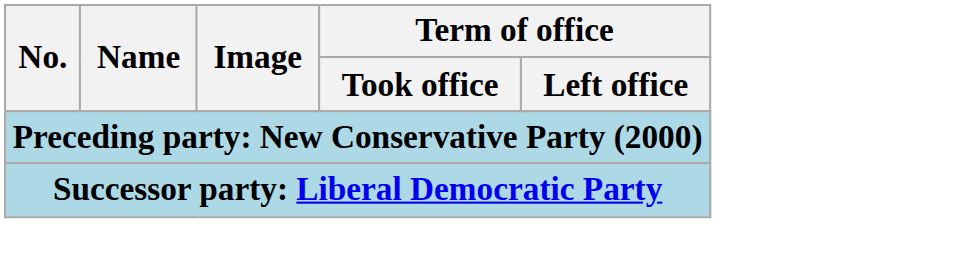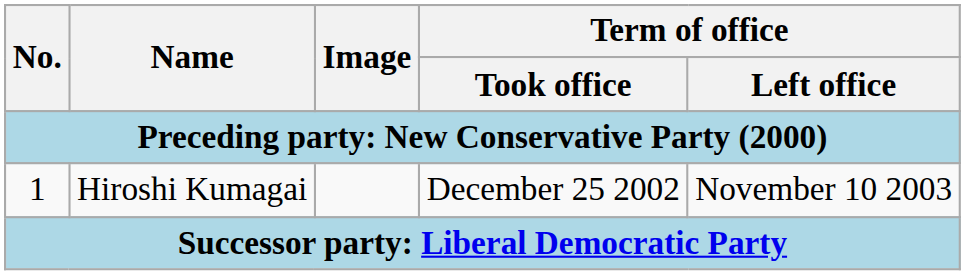+ row: (37, 189)
